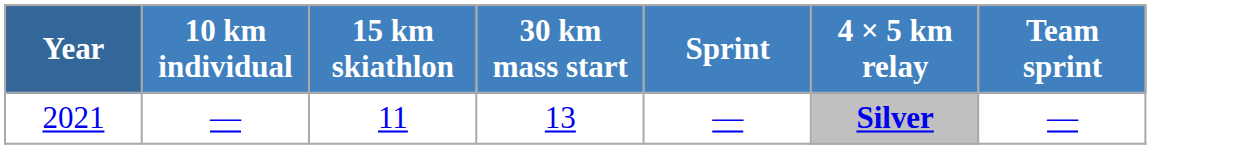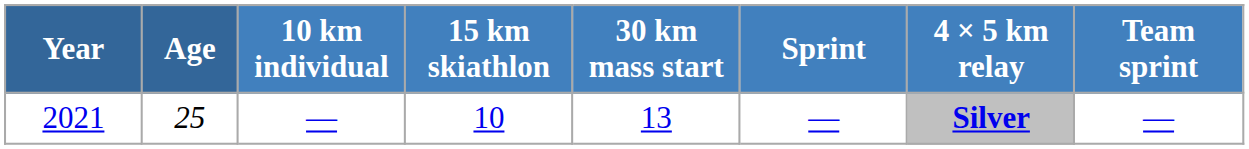+ column: (190, 48)
(393, 118) 11 -> (489, 118) 10
